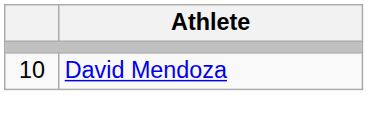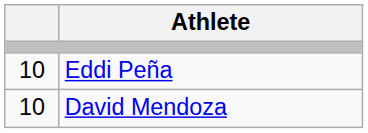+ row: (119, 70)
